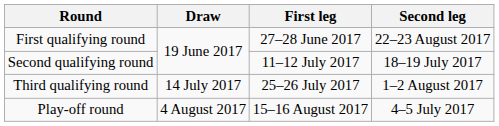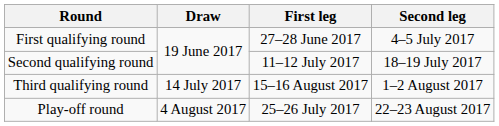(433, 39) 22–23 August 2017 -> (433, 39) 4–5 July 2017
(310, 86) 25–26 July 2017 -> (311, 86) 15–16 August 2017
(311, 109) 15–16 August 2017 -> (310, 109) 25–26 July 2017
(433, 109) 4–5 July 2017 -> (433, 109) 22–23 August 2017
